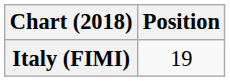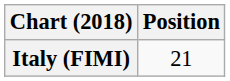(181, 57) 19 -> (181, 57) 21
